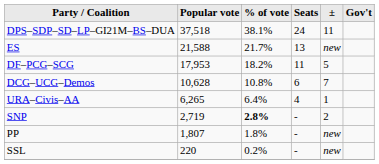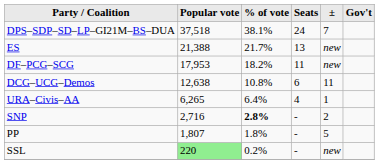(328, 30) 11 -> (326, 30) 7
(195, 47) 21,588 -> (195, 47) 21,388
(326, 64) 5 -> (332, 64) new
(195, 82) 10,628 -> (195, 82) 12,638
(326, 82) 7 -> (328, 82) 11
(192, 116) 2,719 -> (192, 116) 2,716
(332, 133) new -> (326, 133) 5
(188, 151) no background -> (188, 151) lightgreen background
